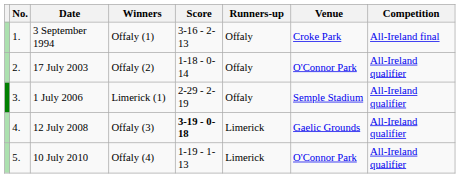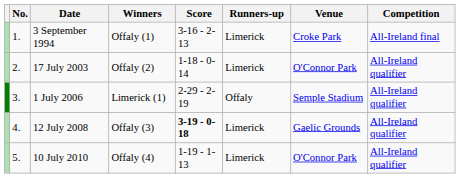(239, 37) Offaly -> (245, 37) Limerick
(239, 67) Offaly -> (245, 67) Limerick
